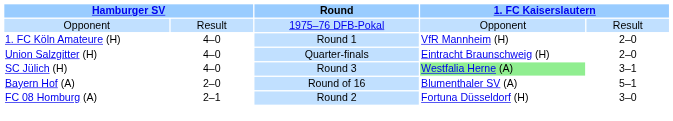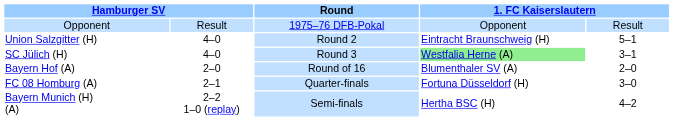- row: (63, 40)
(337, 54) Quarter-finals -> (337, 40) Round 2
(628, 54) 2–0 -> (628, 40) 5–1
(628, 83) 5–1 -> (628, 69) 2–0
(337, 98) Round 2 -> (337, 83) Quarter-finals
+ row: (49, 104)
